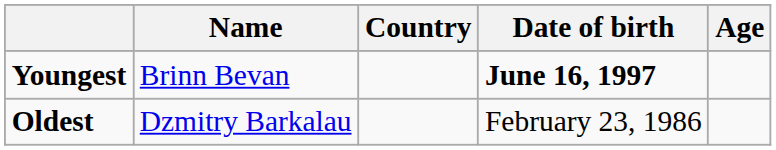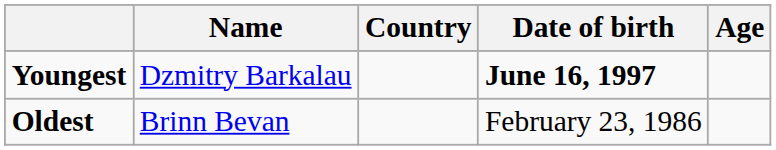(215, 74) Brinn Bevan -> (246, 74) Dzmitry Barkalau
(246, 121) Dzmitry Barkalau -> (215, 121) Brinn Bevan
